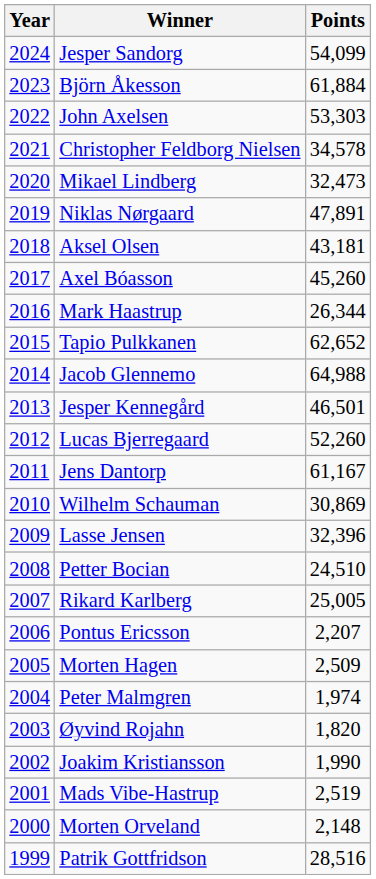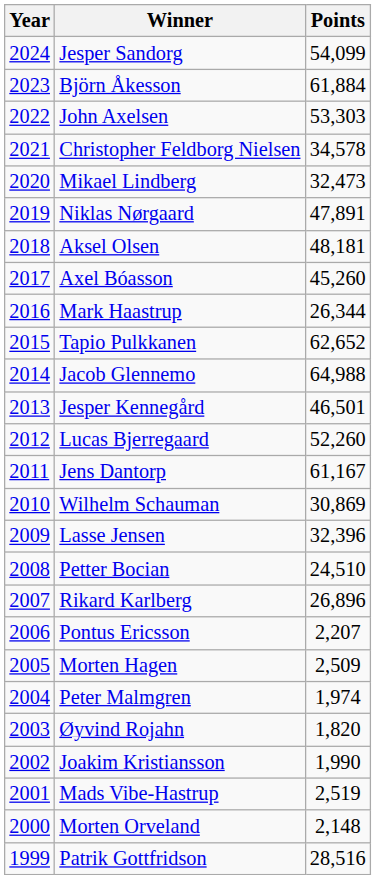(338, 246) 43,181 -> (338, 246) 48,181
(338, 600) 25,005 -> (338, 600) 26,896
